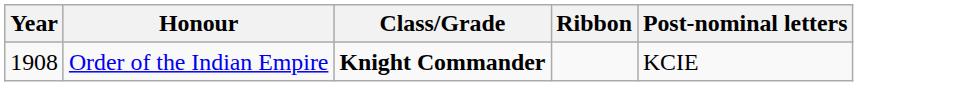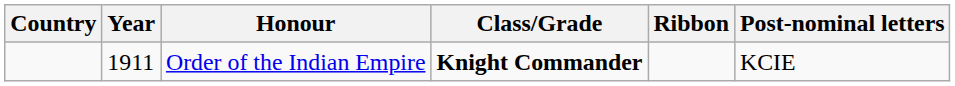+ column: (53, 23)
(34, 61) 1908 -> (131, 61) 1911
